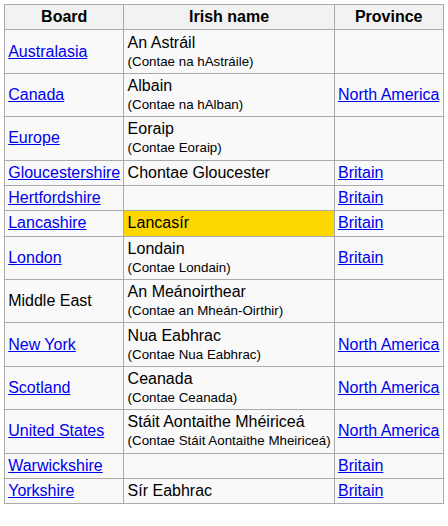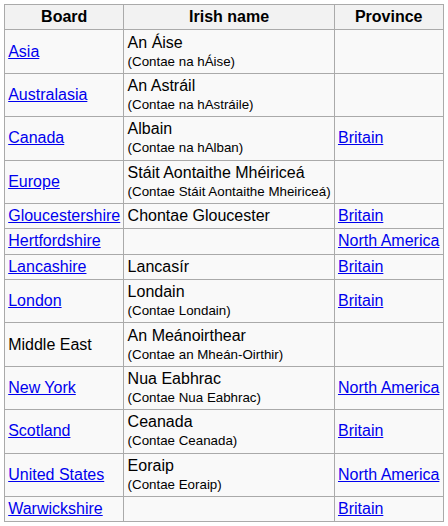+ row: (24, 51)
(389, 94) North America -> (361, 138) Britain
(175, 138) Eoraip (Contae Eoraip) -> (229, 181) Stáit Aontaithe Mhéiriceá (Contae Stáit Aontaithe Mheiriceá)
(361, 198) Britain -> (389, 241) North America
(158, 223) gold background -> (158, 266) no background
(389, 387) North America -> (361, 431) Britain
(229, 431) Stáit Aontaithe Mhéiriceá (Contae Stáit Aontaithe Mheiriceá) -> (175, 474) Eoraip (Contae Eoraip)
- row: (41, 491)
